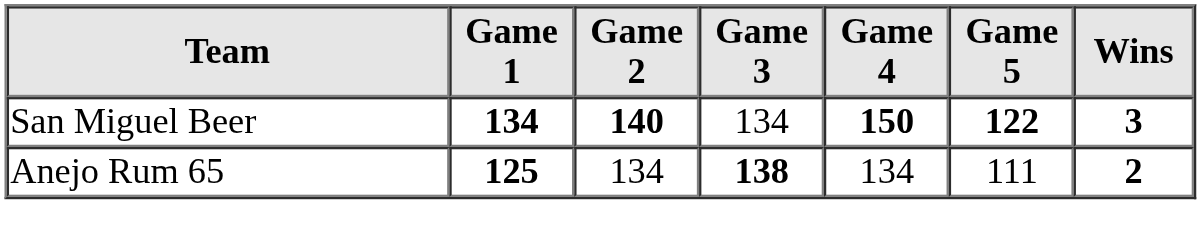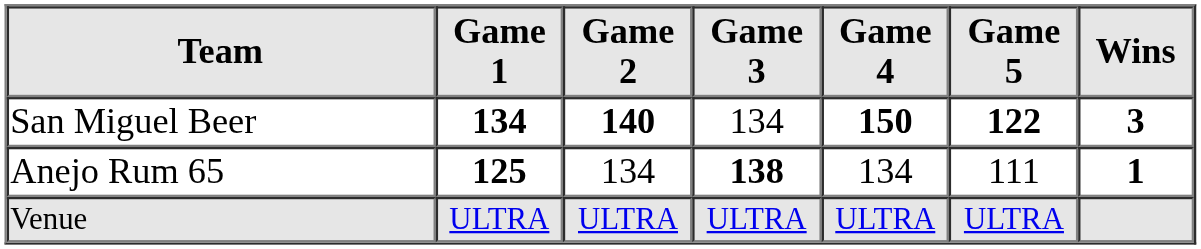(1134, 171) 2 -> (1136, 171) 1
+ row: (49, 219)
